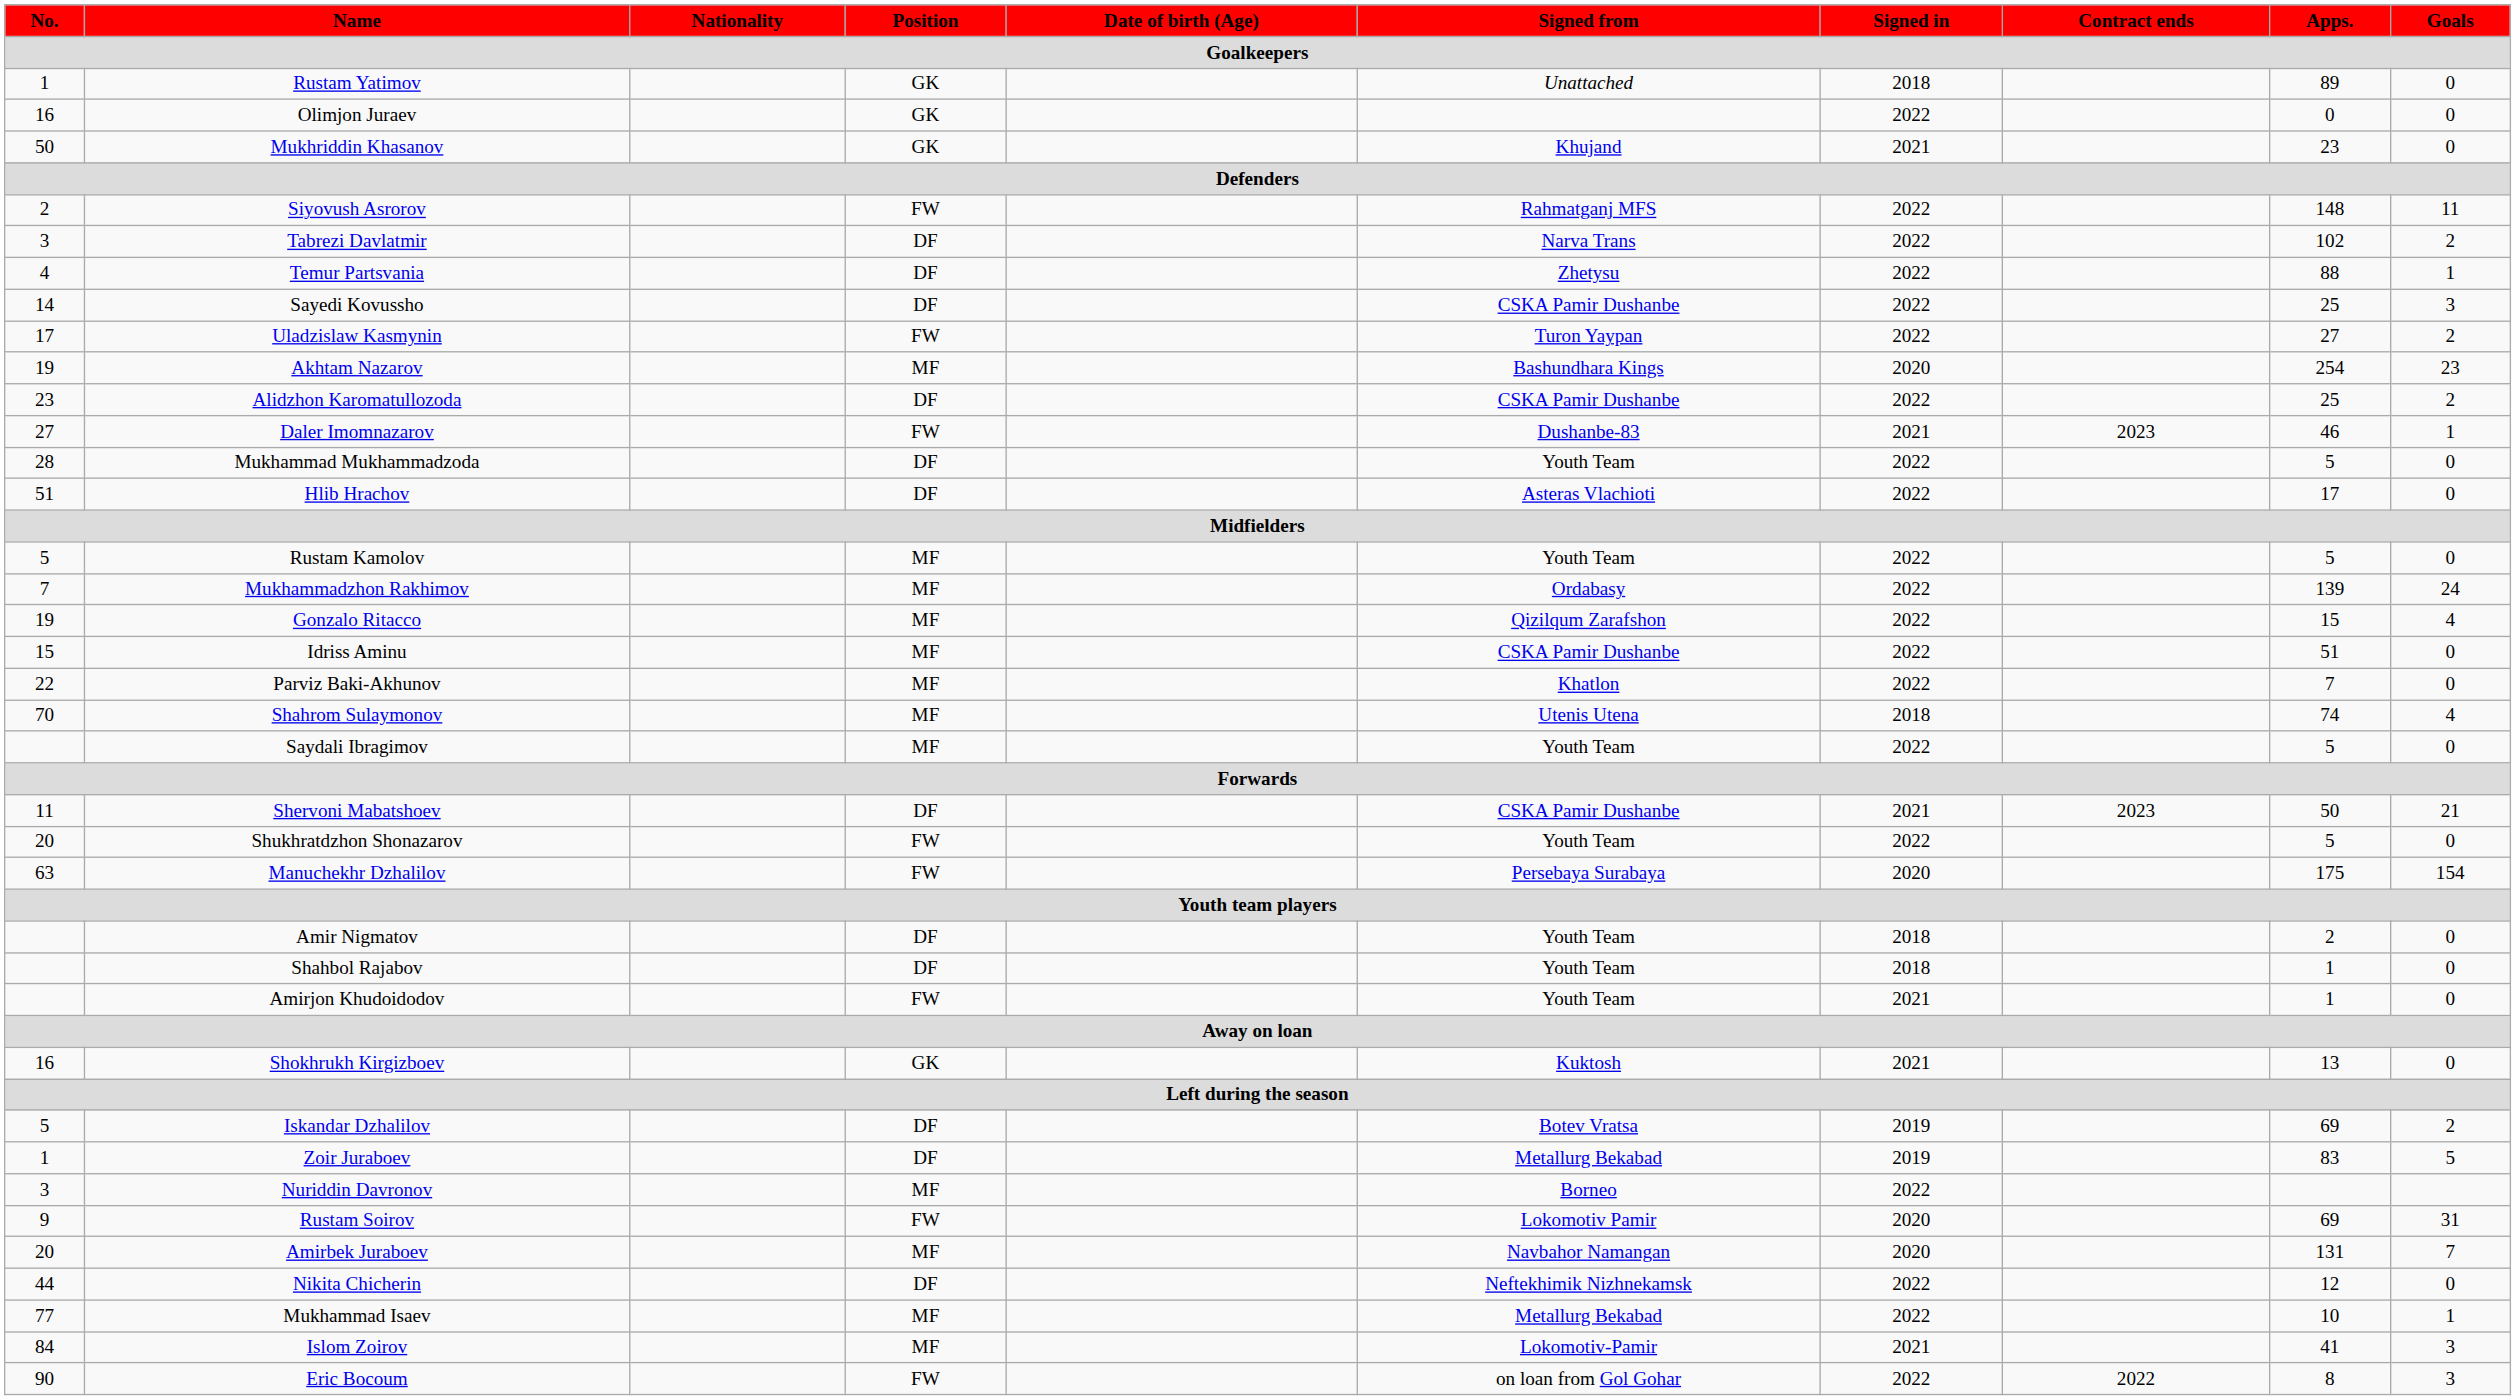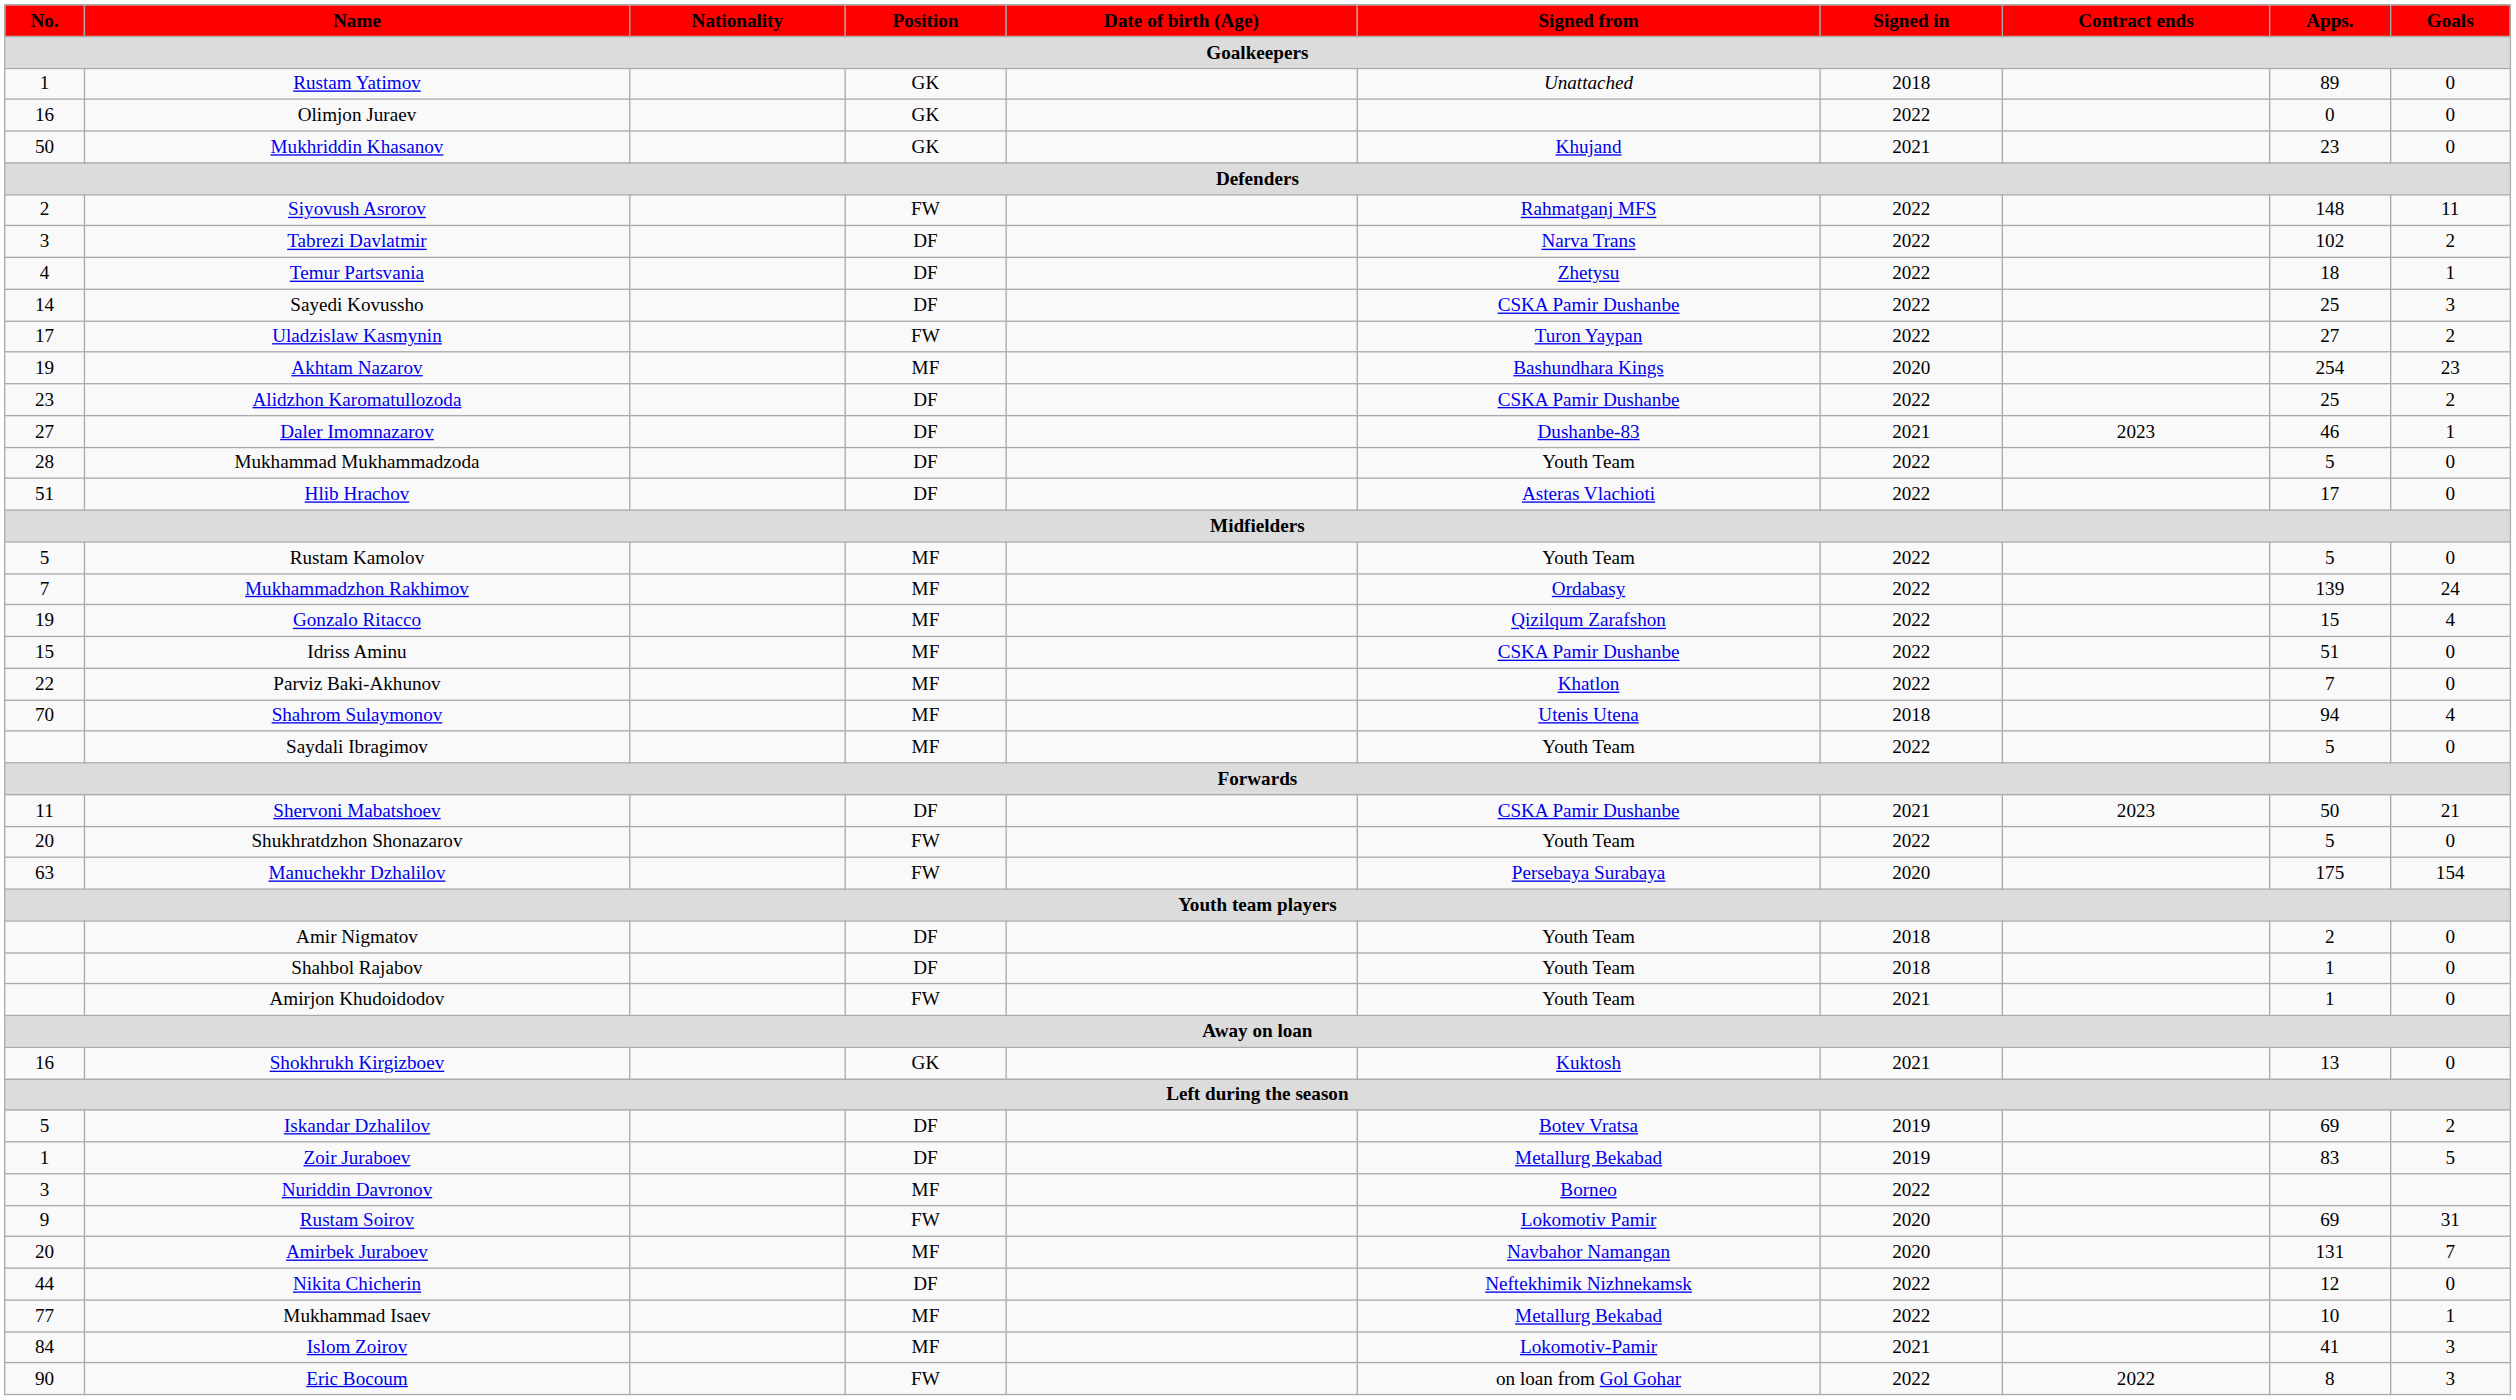(2330, 273) 88 -> (2330, 273) 18
(925, 431) FW -> (925, 431) DF
(2330, 715) 74 -> (2330, 715) 94
